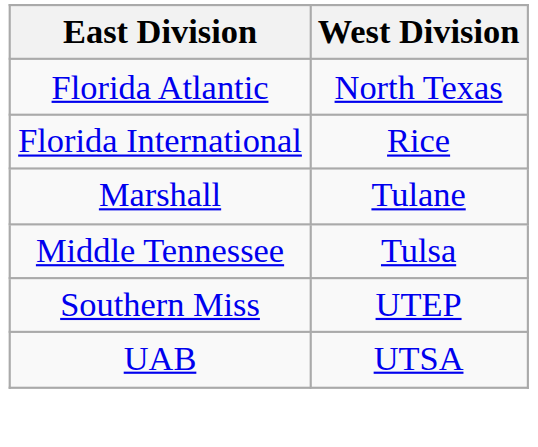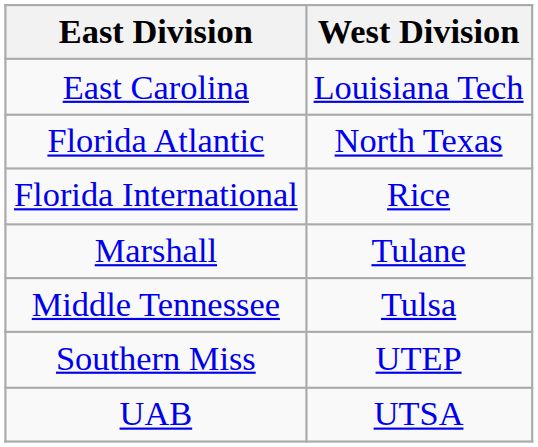+ row: (156, 86)
